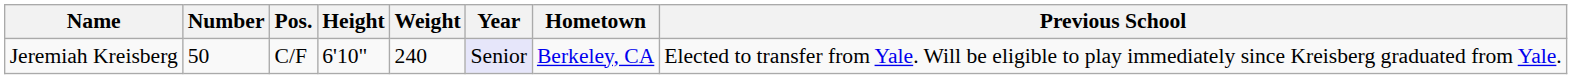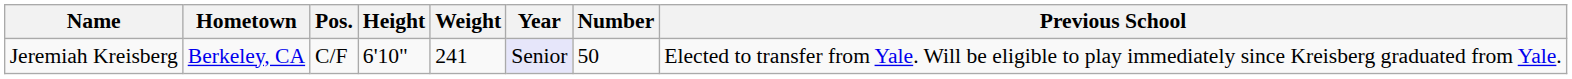columns swapped: (226, 21) <-> (596, 21)
(411, 55) 240 -> (451, 55) 241
